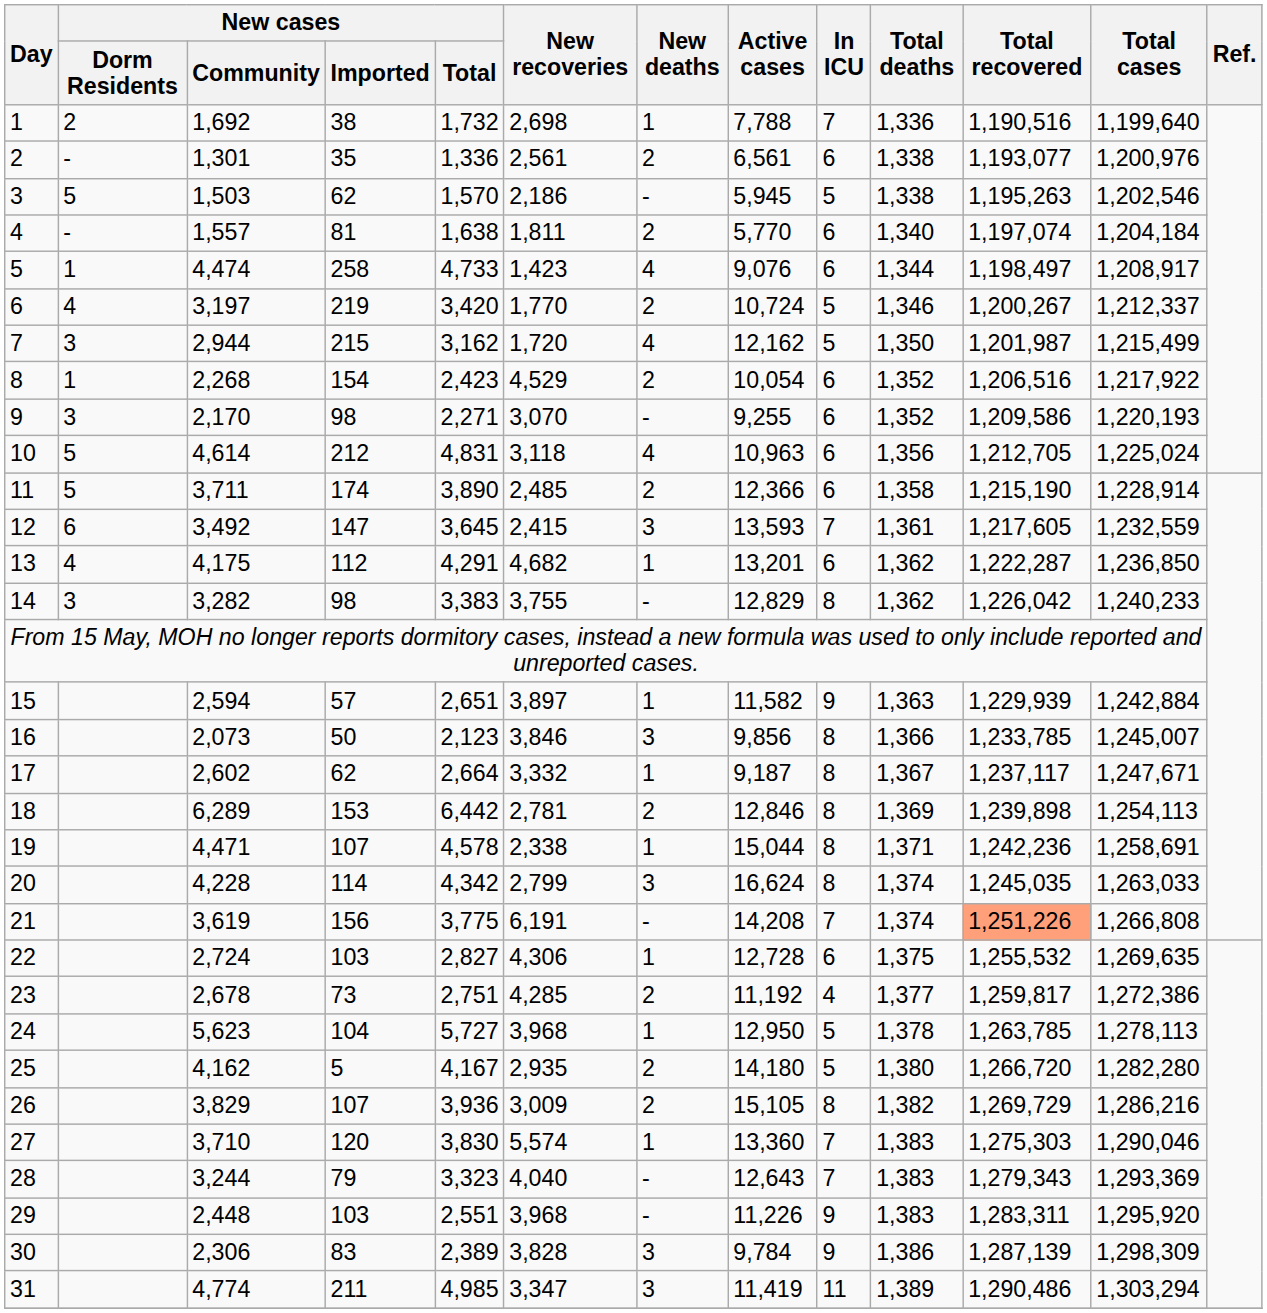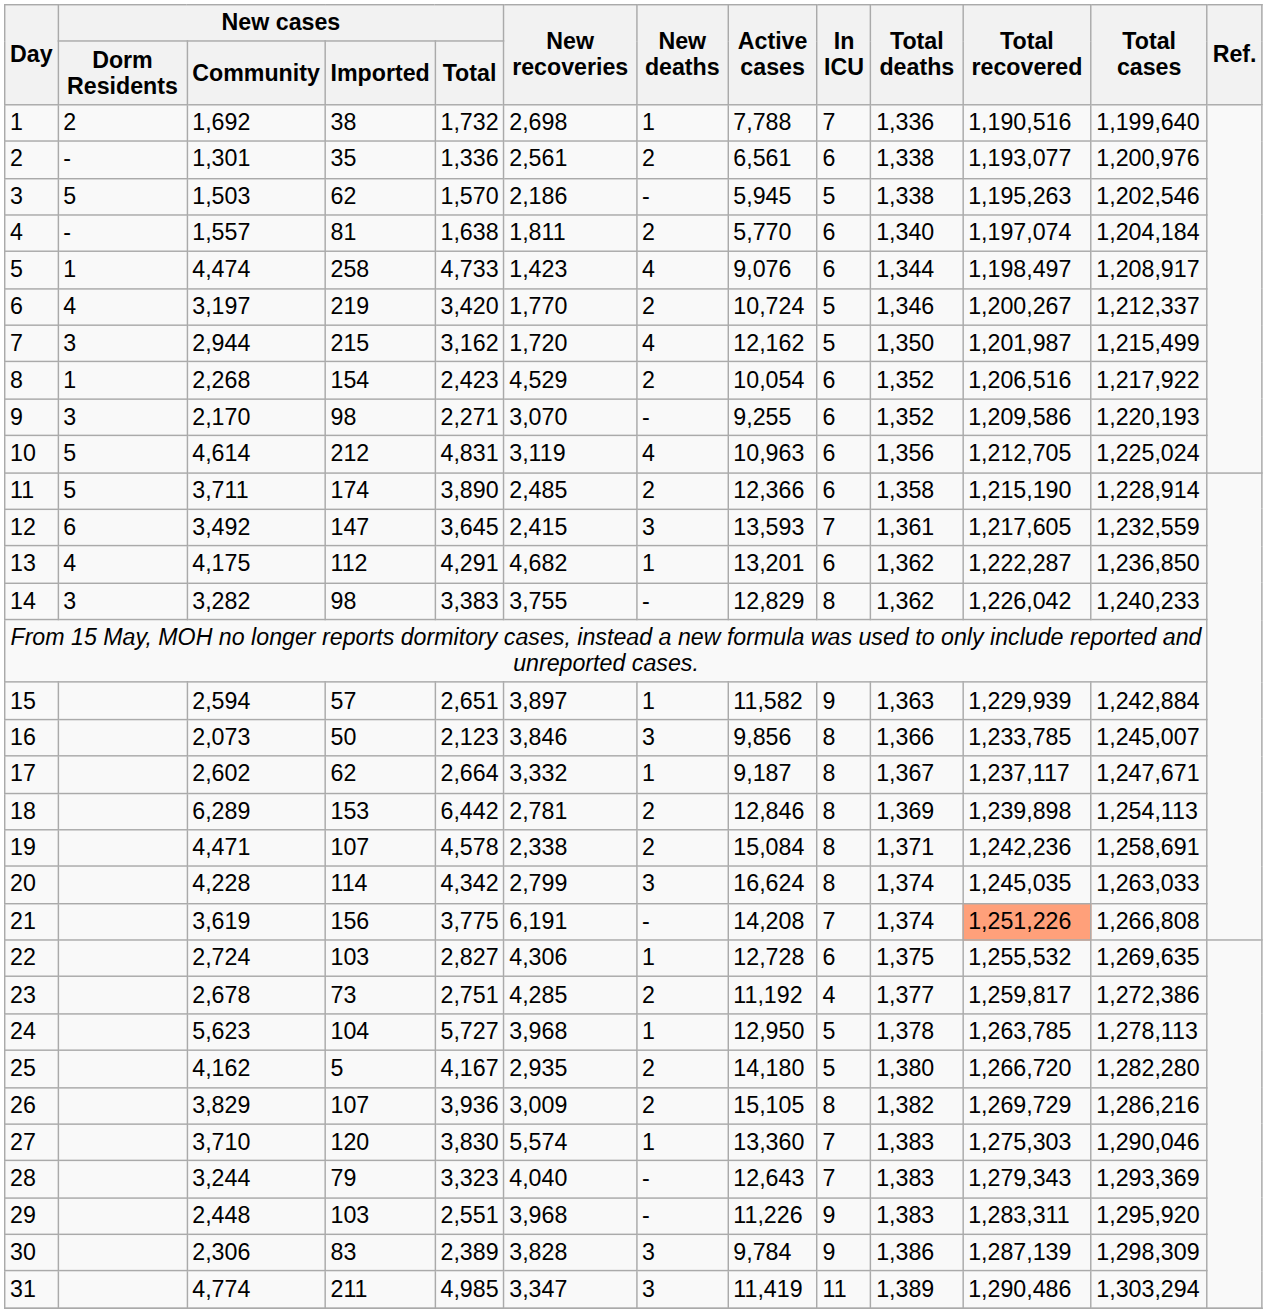(537, 453) 3,118 -> (537, 453) 3,119
(648, 847) 1 -> (648, 847) 2
(769, 847) 15,044 -> (769, 847) 15,084
